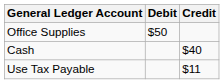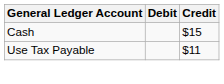- row: (46, 32)
(192, 50) $40 -> (192, 32) $15
